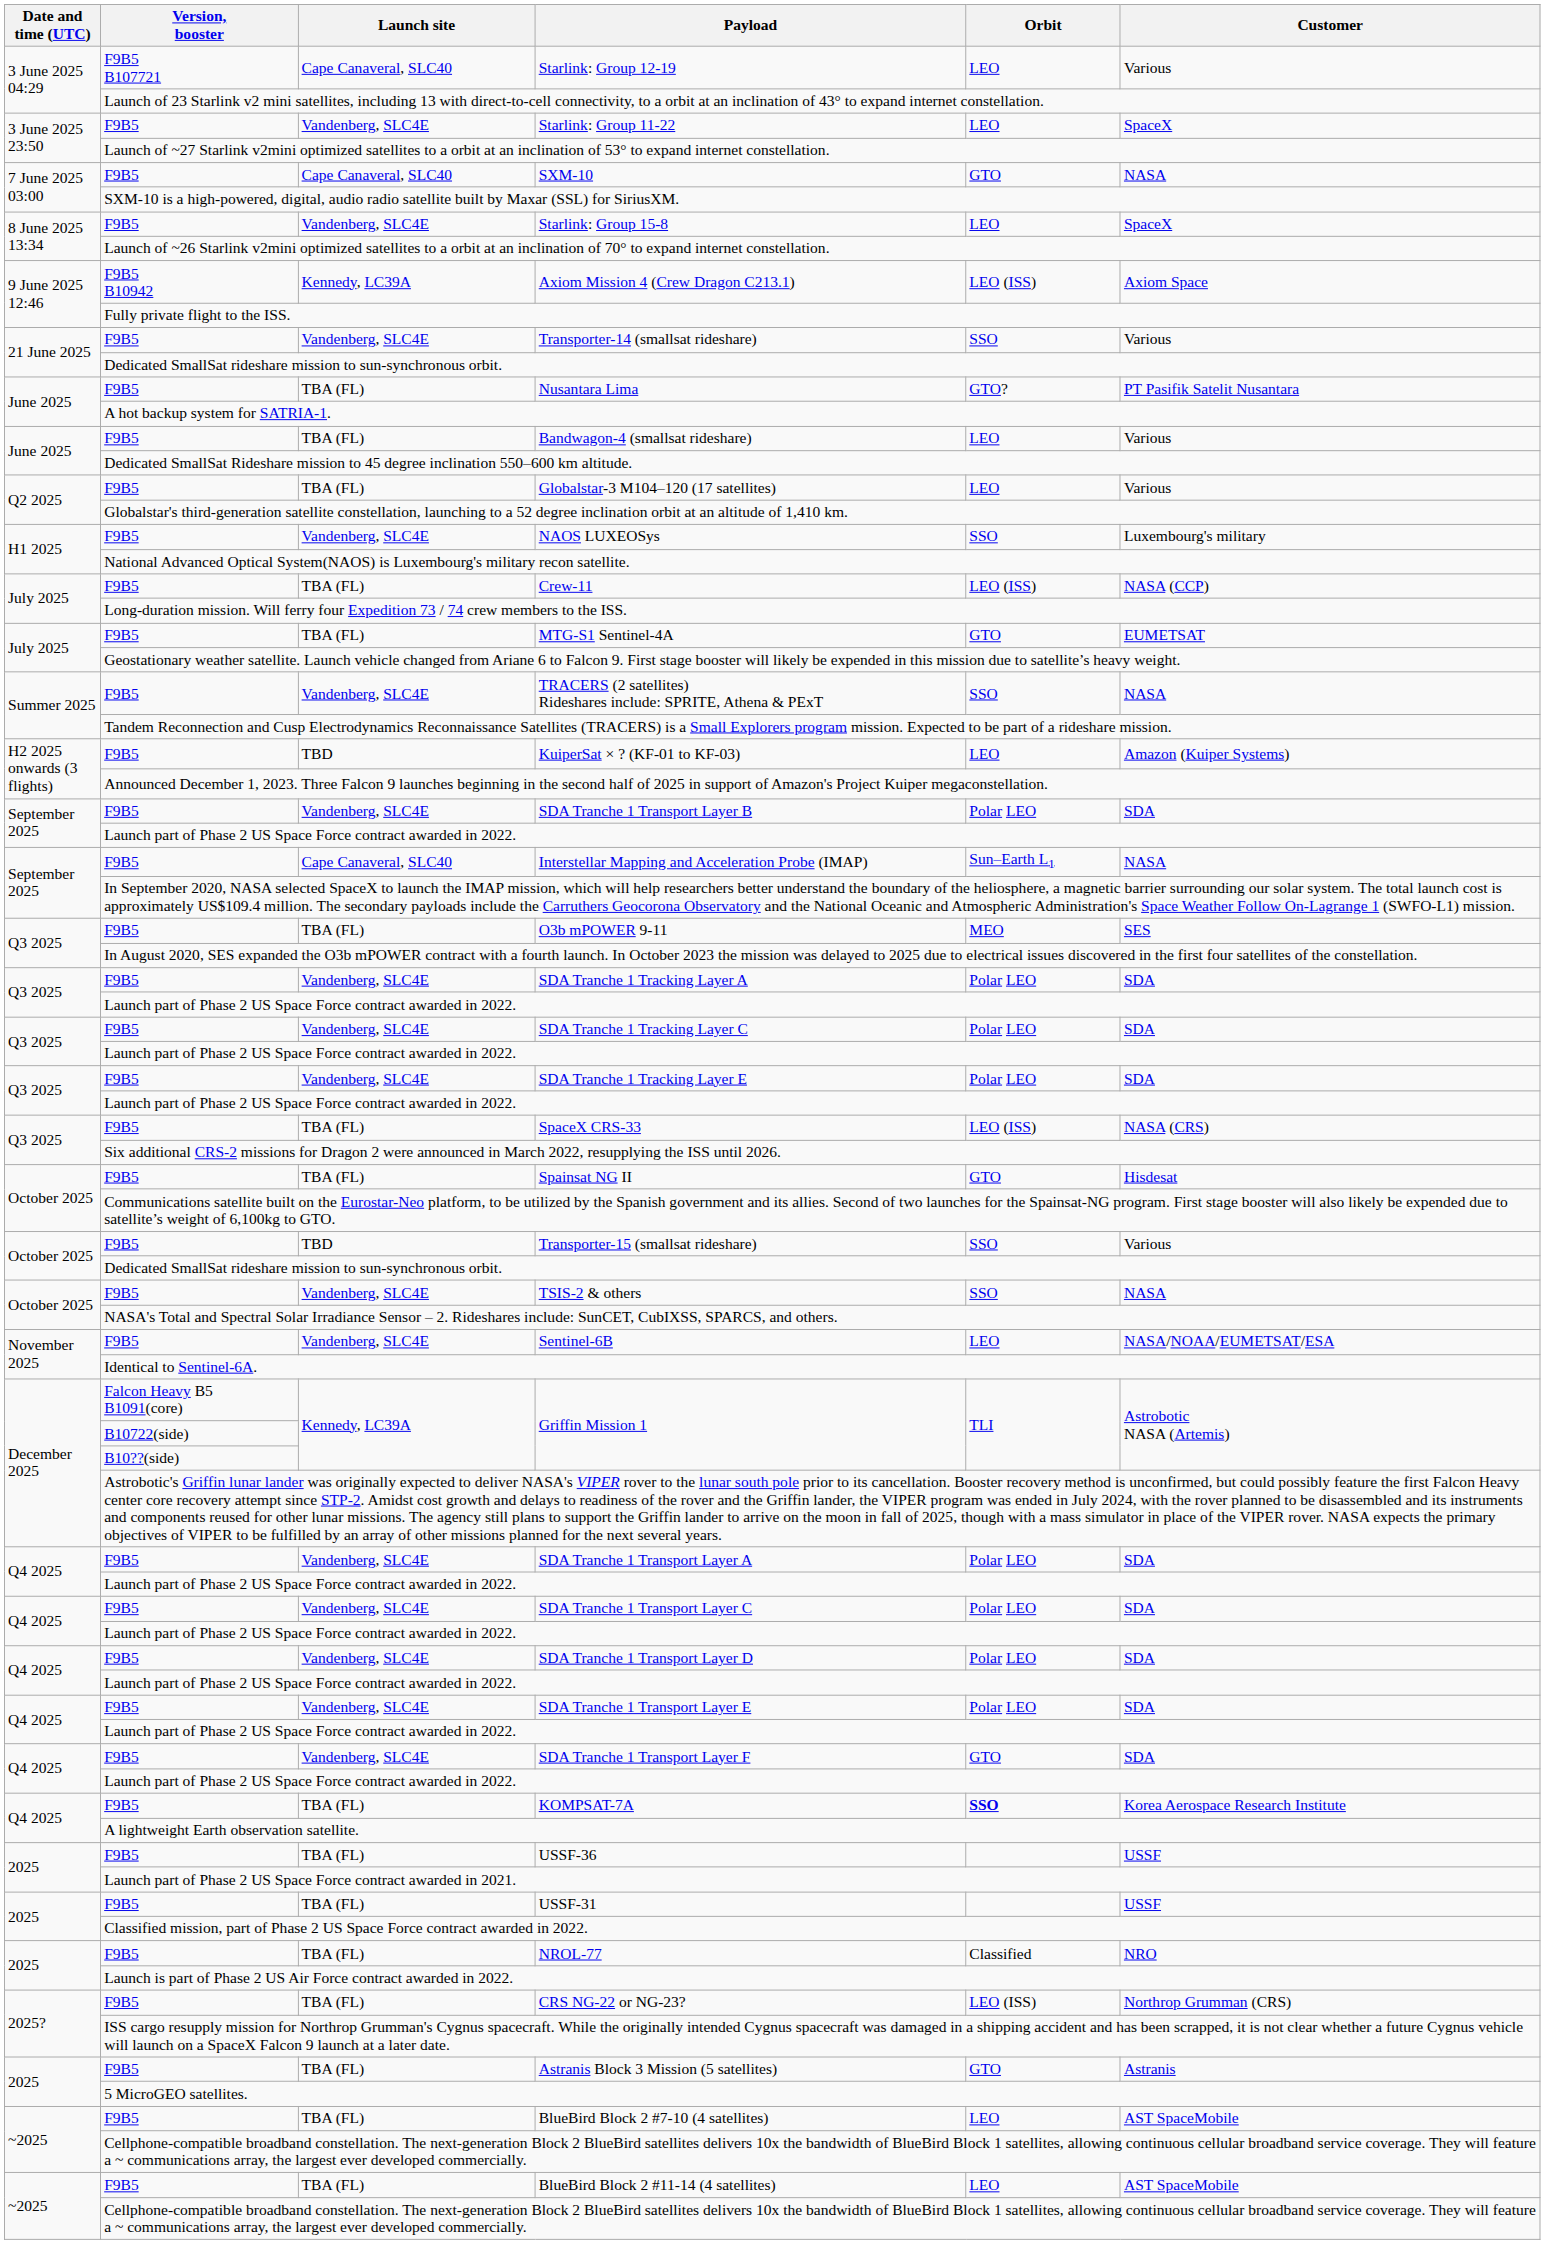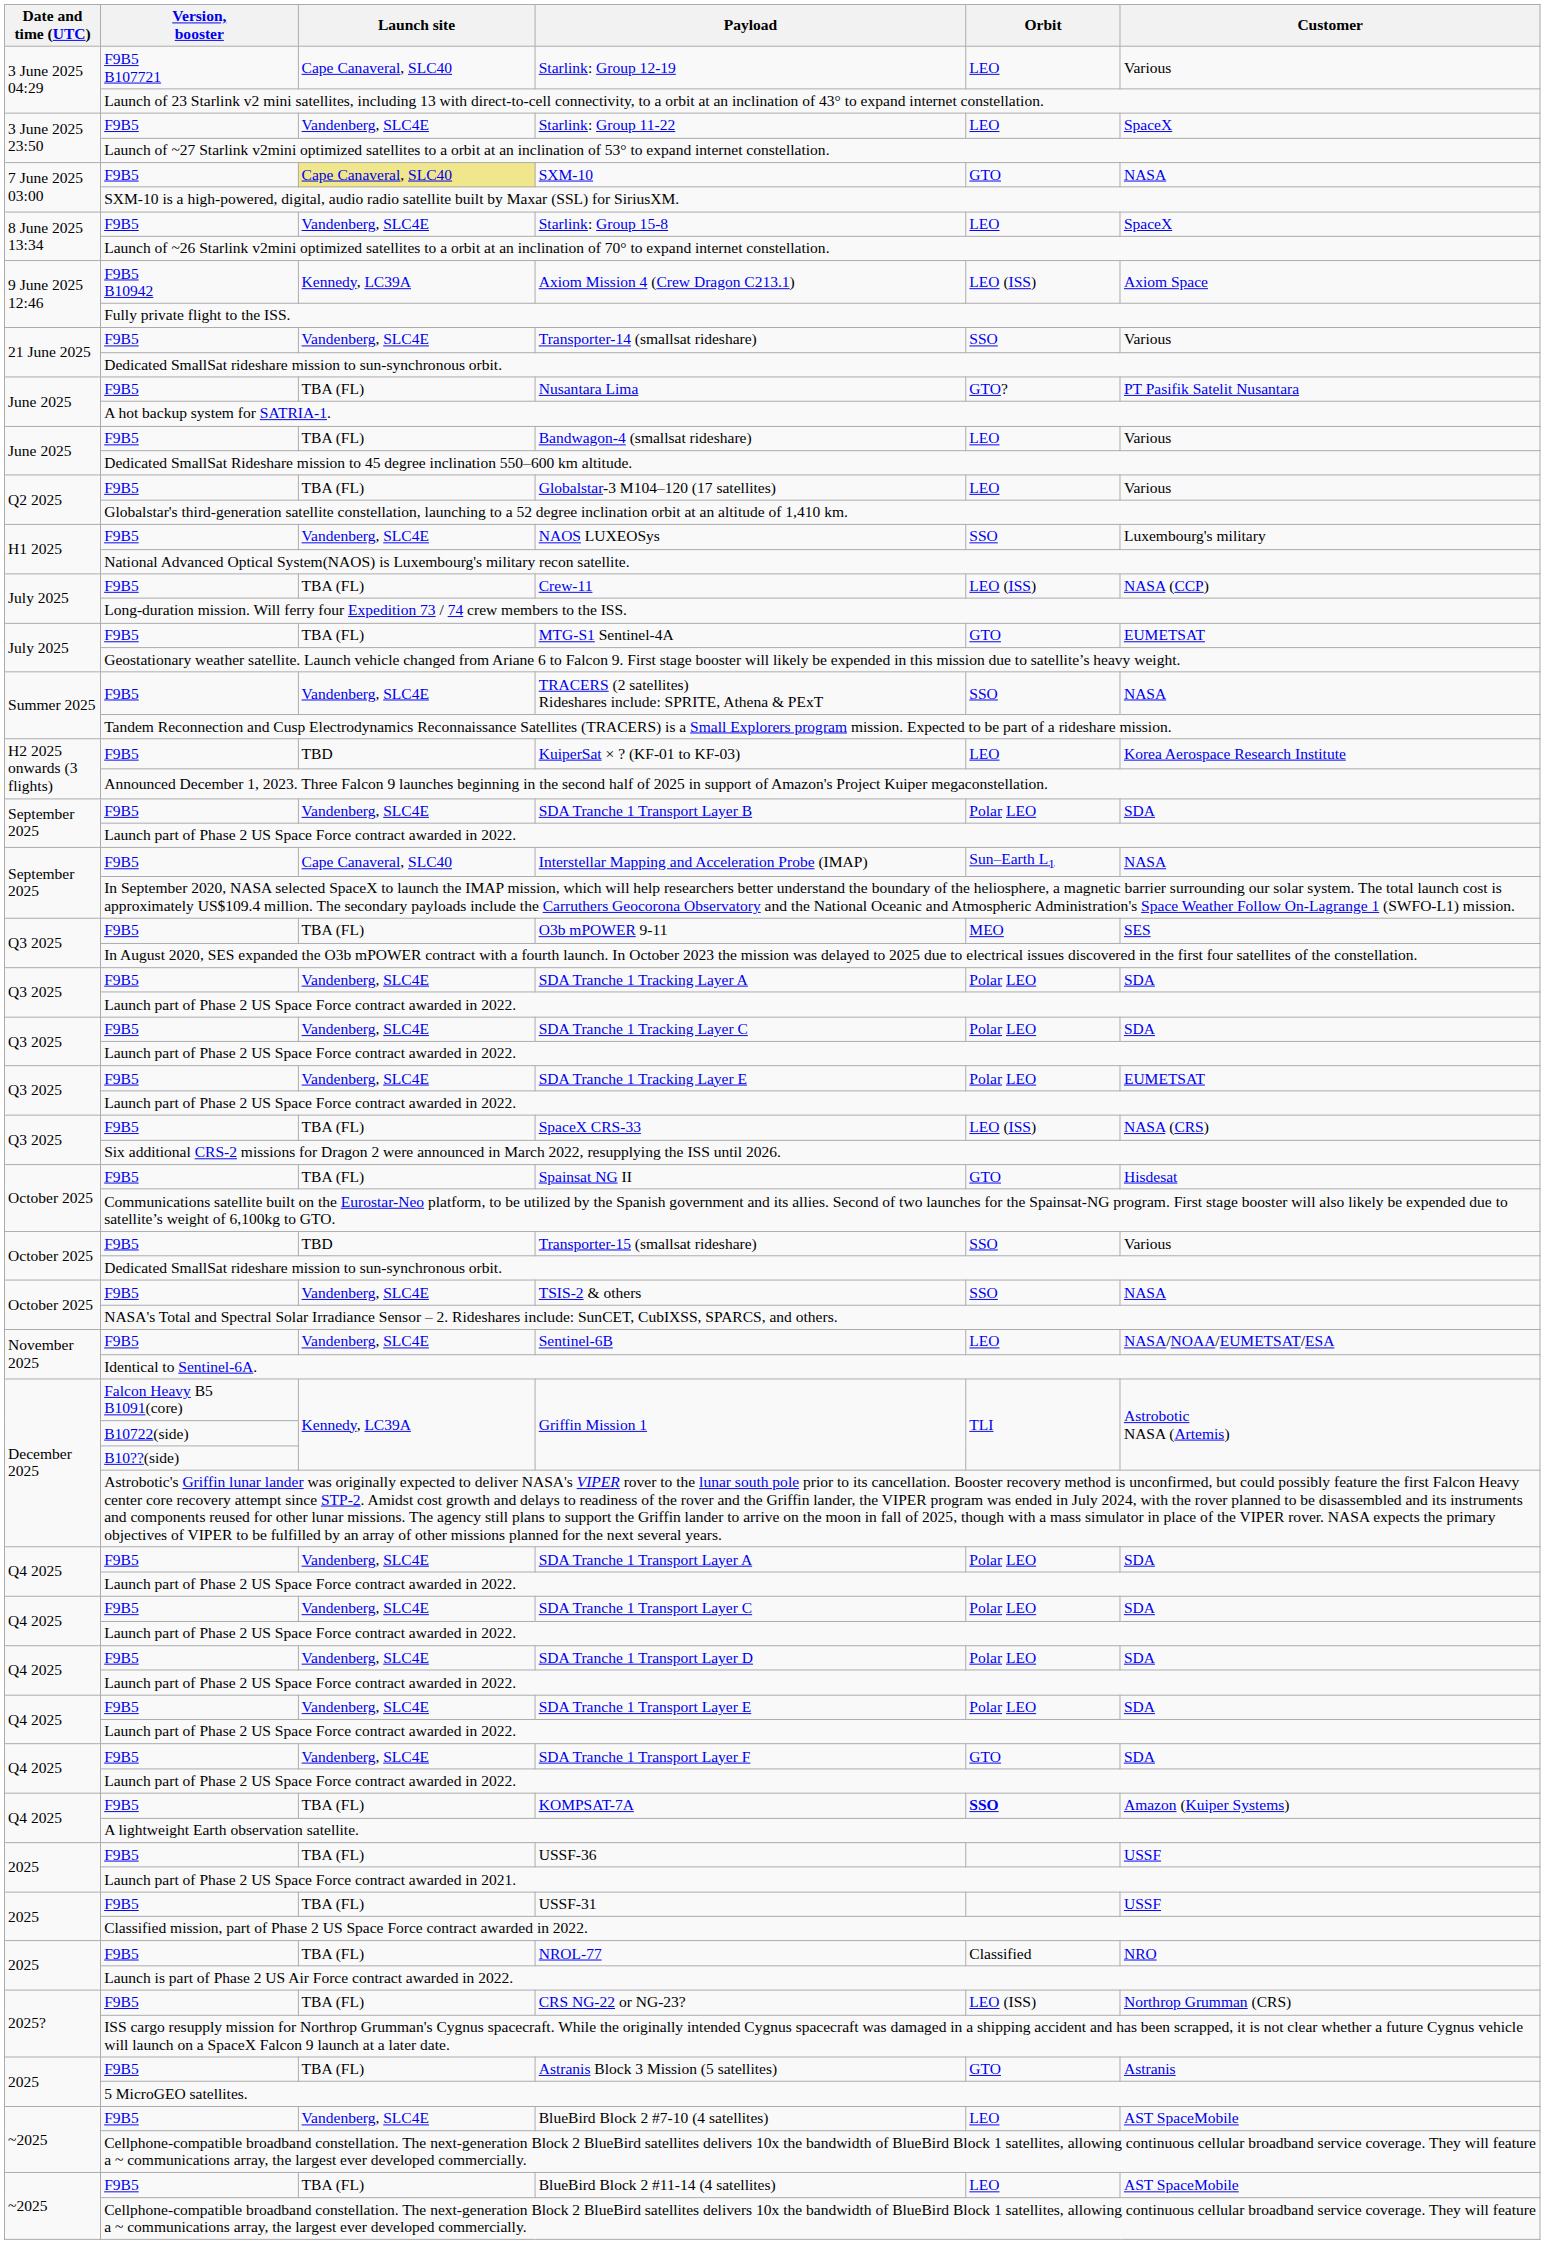(377, 174) no background -> (377, 174) khaki background
(1207, 753) Amazon (Kuiper Systems) -> (1235, 753) Korea Aerospace Research Institute
(1139, 1078) SDA -> (1164, 1078) EUMETSAT
(1235, 1805) Korea Aerospace Research Institute -> (1207, 1805) Amazon (Kuiper Systems)
(333, 2118) TBA (FL) -> (365, 2118) Vandenberg, SLC4E
